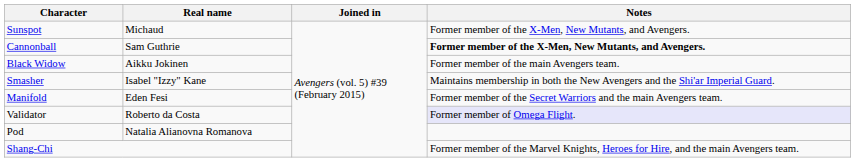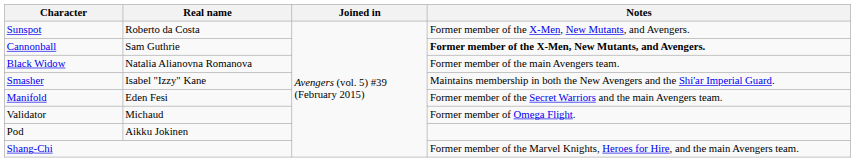(144, 30) Michaud -> (162, 30) Roberto da Costa
(157, 64) Aikku Jokinen -> (189, 64) Natalia Alianovna Romanova
(162, 115) Roberto da Costa -> (144, 115) Michaud
(503, 115) lavender background -> (503, 115) no background
(189, 132) Natalia Alianovna Romanova -> (157, 132) Aikku Jokinen
